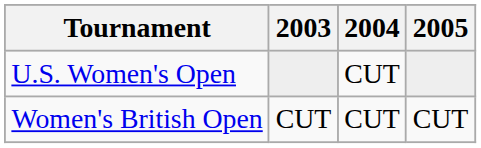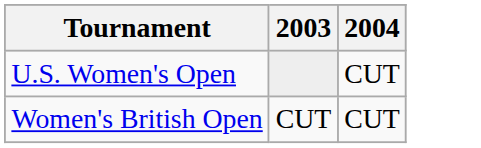- column: (440, 27)
